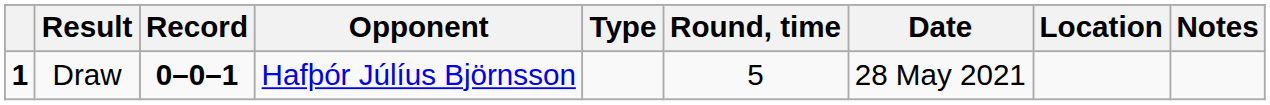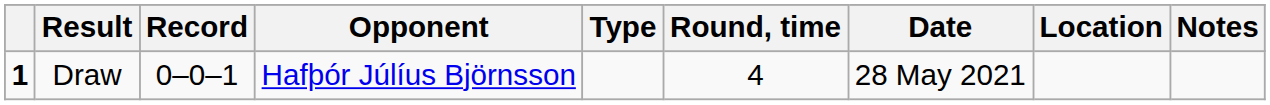(197, 74) bold -> (197, 74) normal
(756, 74) 5 -> (756, 74) 4
